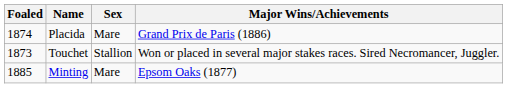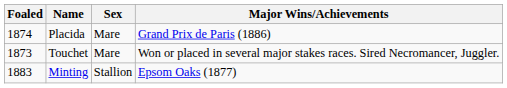(113, 53) Stallion -> (107, 53) Mare
(20, 72) 1885 -> (20, 72) 1883
(107, 72) Mare -> (113, 72) Stallion
